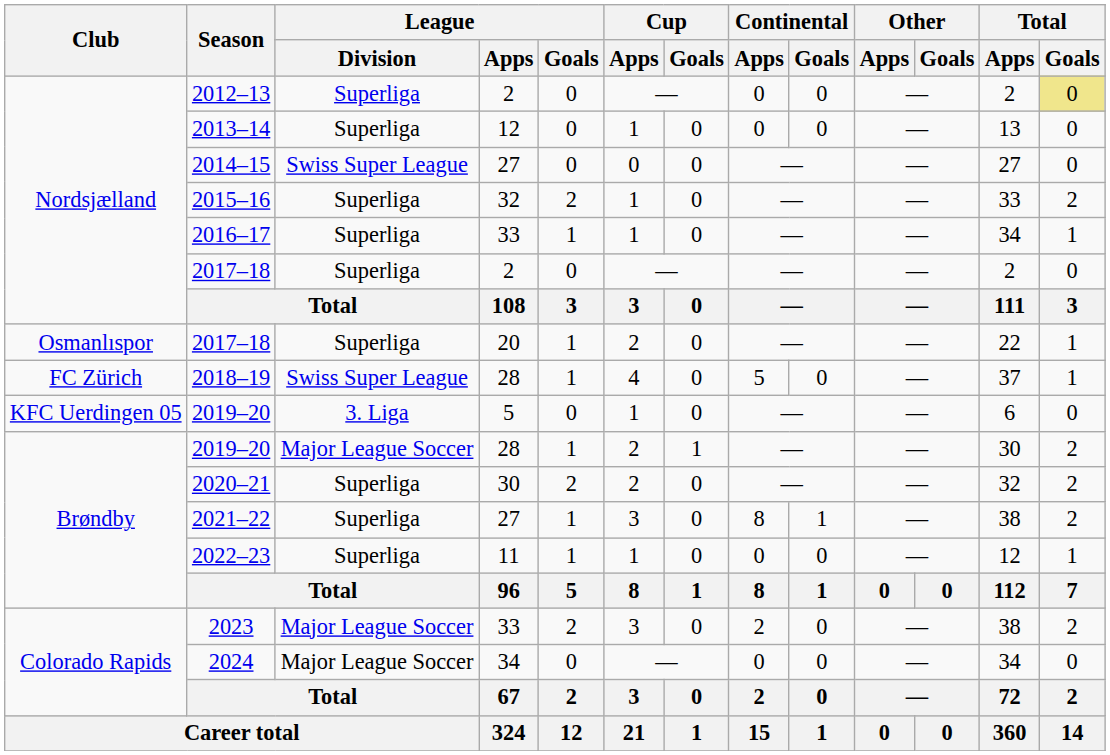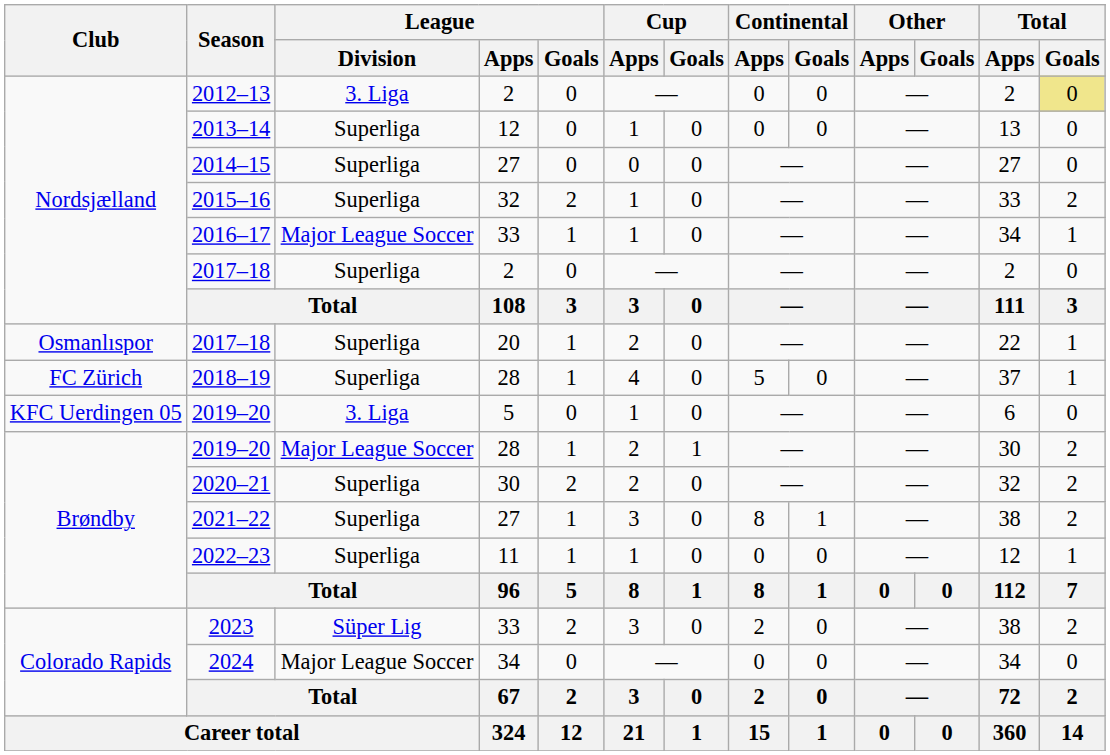(377, 93) Superliga -> (377, 93) 3. Liga
(377, 164) Swiss Super League -> (377, 164) Superliga
(377, 235) Superliga -> (377, 235) Major League Soccer
(377, 377) Swiss Super League -> (377, 377) Superliga
(377, 626) Major League Soccer -> (377, 626) Süper Lig
